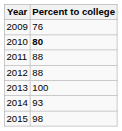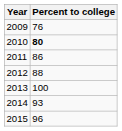(38, 57) 88 -> (38, 57) 86
(38, 118) 98 -> (38, 118) 96
